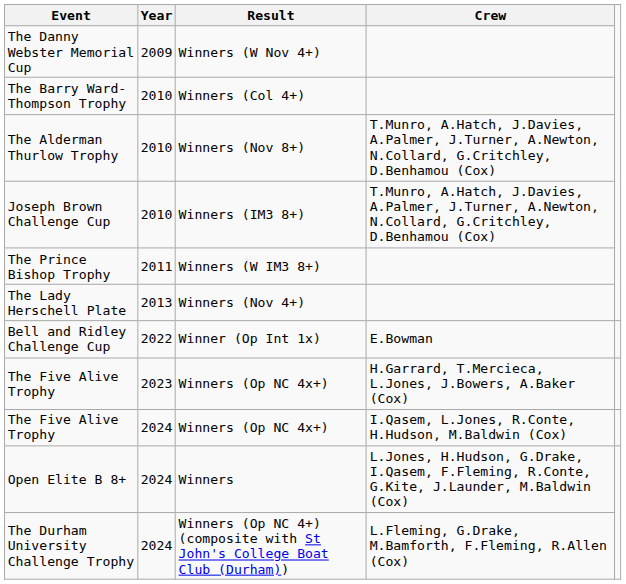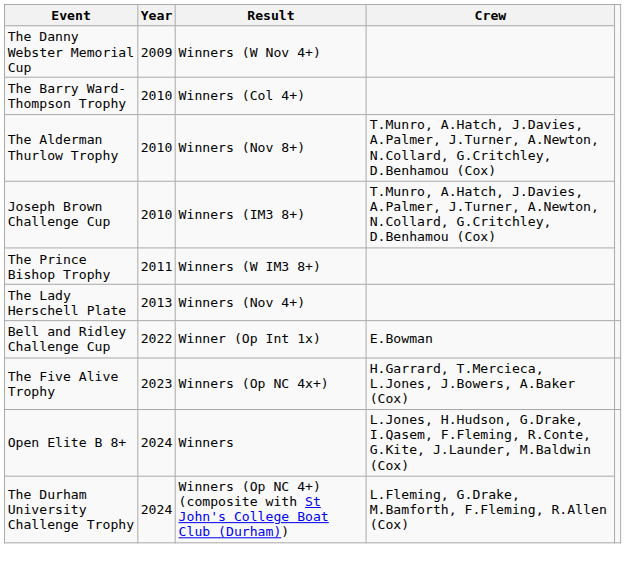- row: (63, 427)
